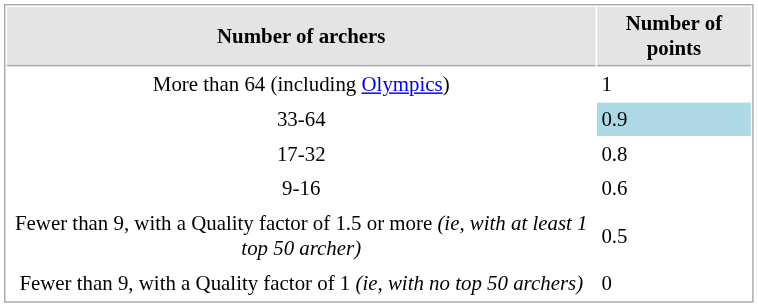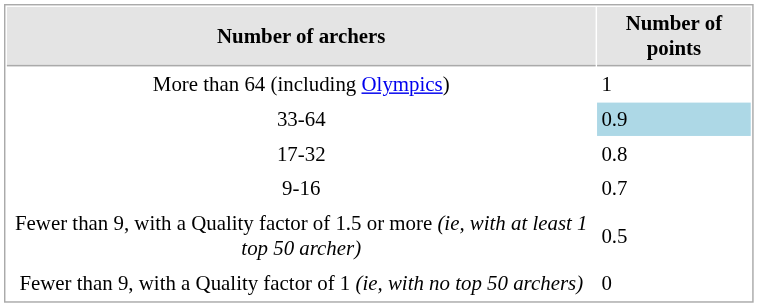(614, 188) 0.6 -> (614, 188) 0.7
